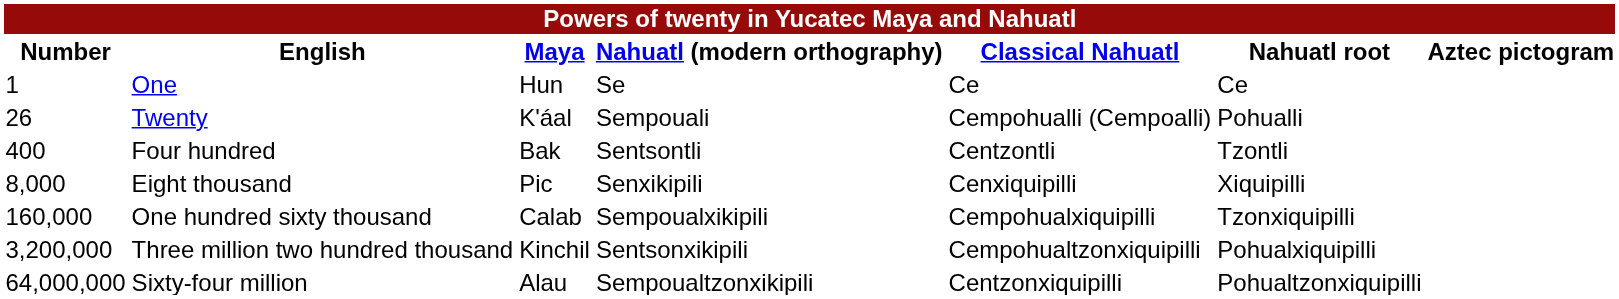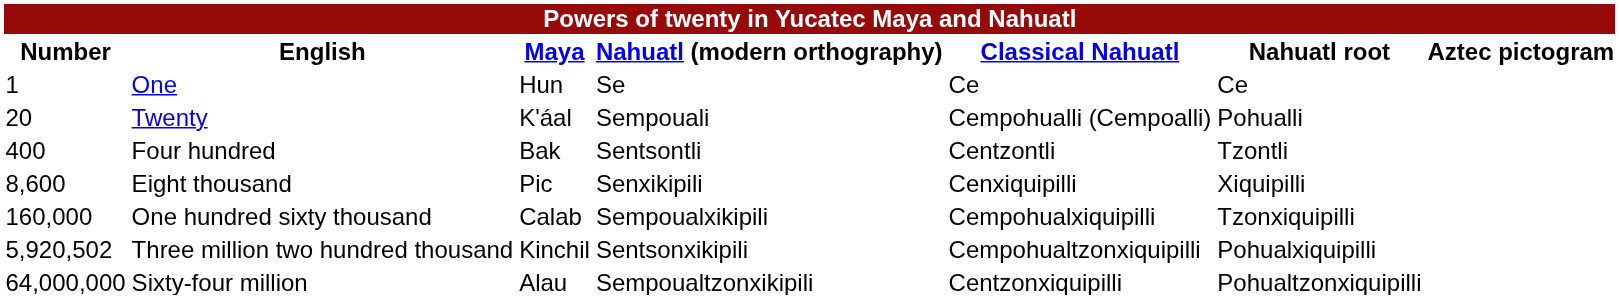(19, 117) 26 -> (19, 117) 20
(36, 183) 8,000 -> (36, 183) 8,600
(59, 249) 3,200,000 -> (59, 249) 5,920,502
